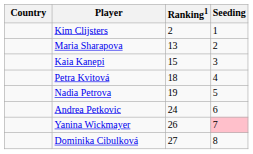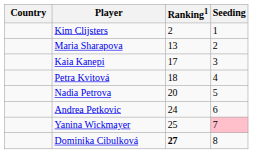(173, 62) 15 -> (173, 62) 17
(173, 93) 19 -> (173, 93) 20
(173, 125) 26 -> (173, 125) 25
(173, 140) normal -> (173, 140) bold
